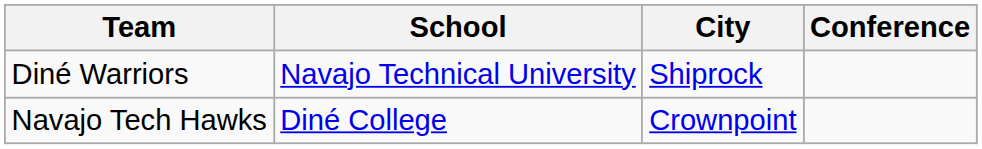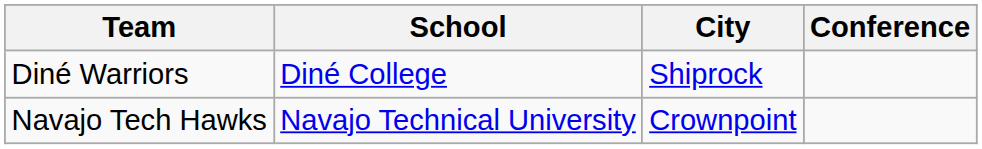(458, 73) Navajo Technical University -> (364, 73) Diné College
(364, 119) Diné College -> (458, 119) Navajo Technical University
